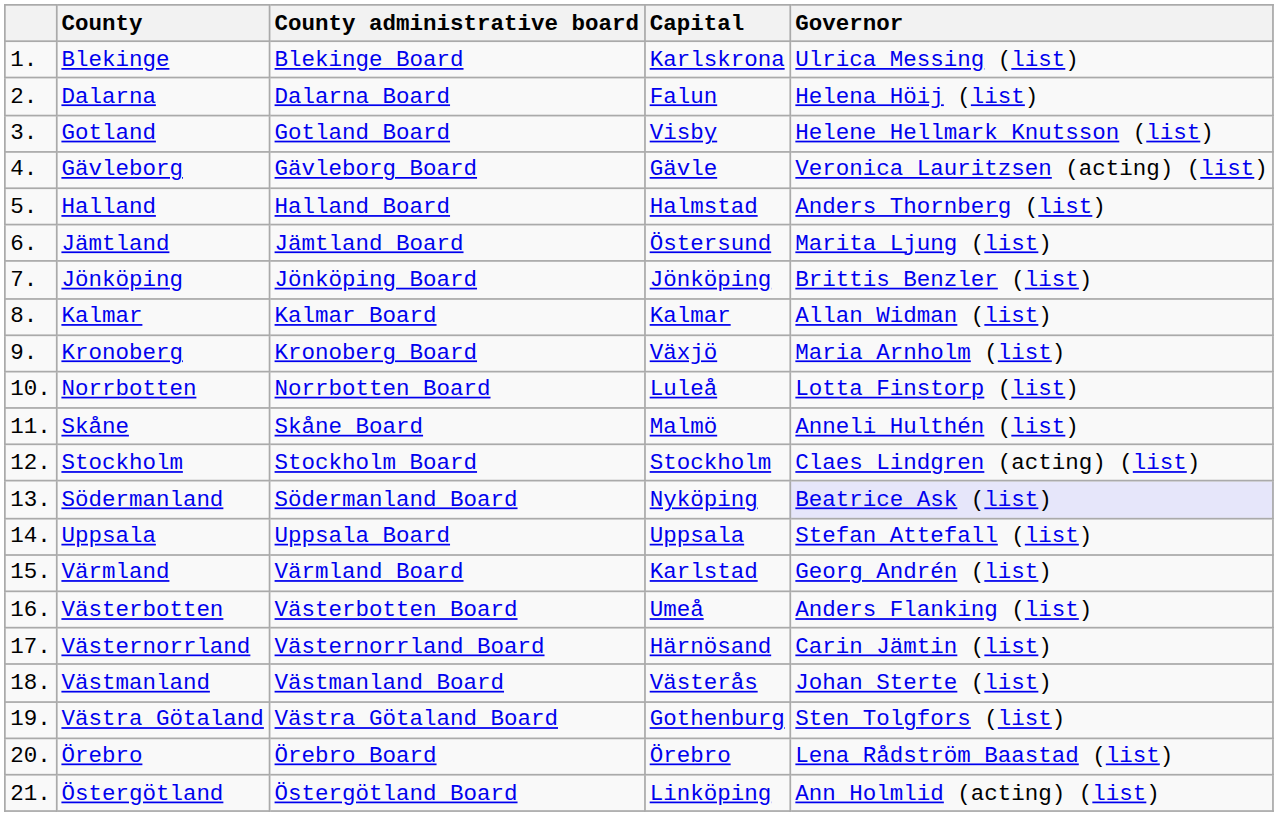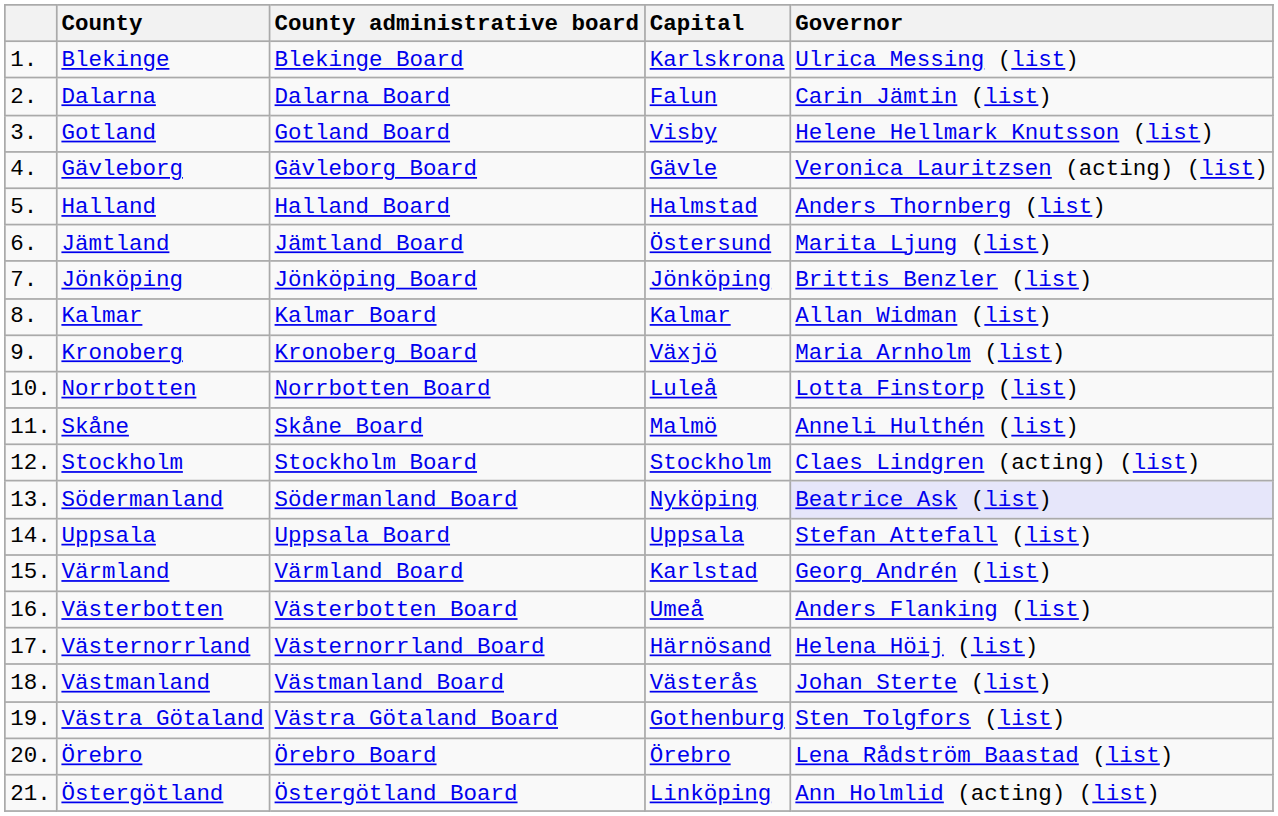(917, 97) Helena Höij (list) -> (924, 97) Carin Jämtin (list)
(924, 646) Carin Jämtin (list) -> (917, 646) Helena Höij (list)
